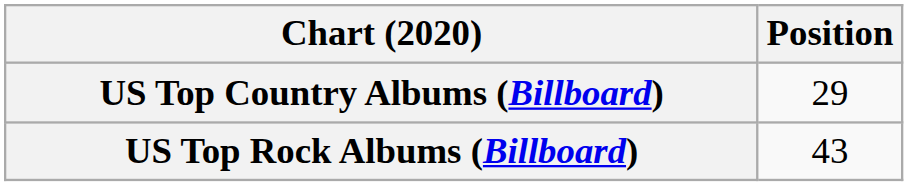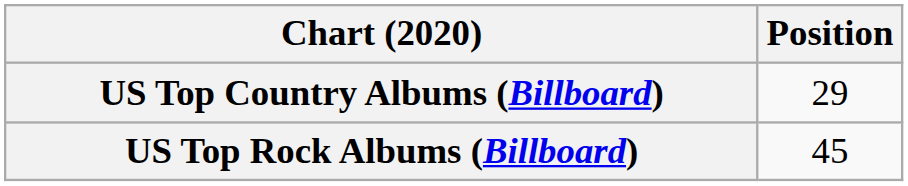(830, 150) 43 -> (830, 150) 45
